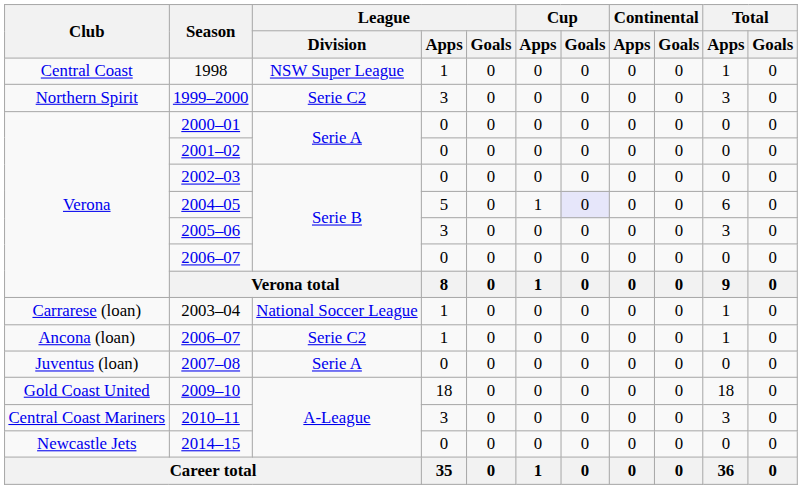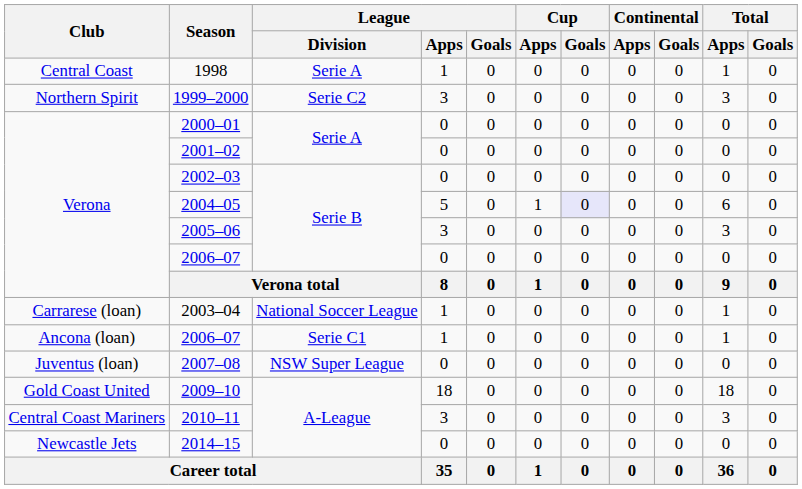(337, 71) NSW Super League -> (337, 71) Serie A
(337, 337) Serie C2 -> (337, 337) Serie C1
(337, 364) Serie A -> (337, 364) NSW Super League
